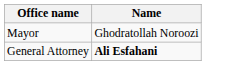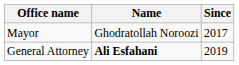+ column: (218, 13)
